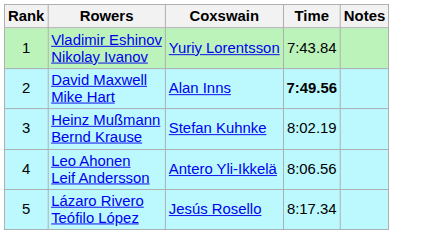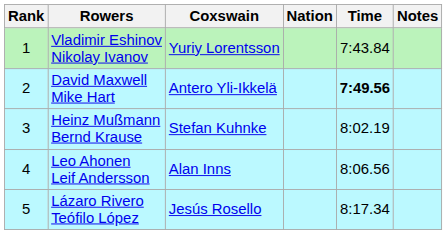+ column: (310, 16)
(200, 88) Alan Inns -> (223, 88) Antero Yli-Ikkelä
(223, 169) Antero Yli-Ikkelä -> (200, 169) Alan Inns
